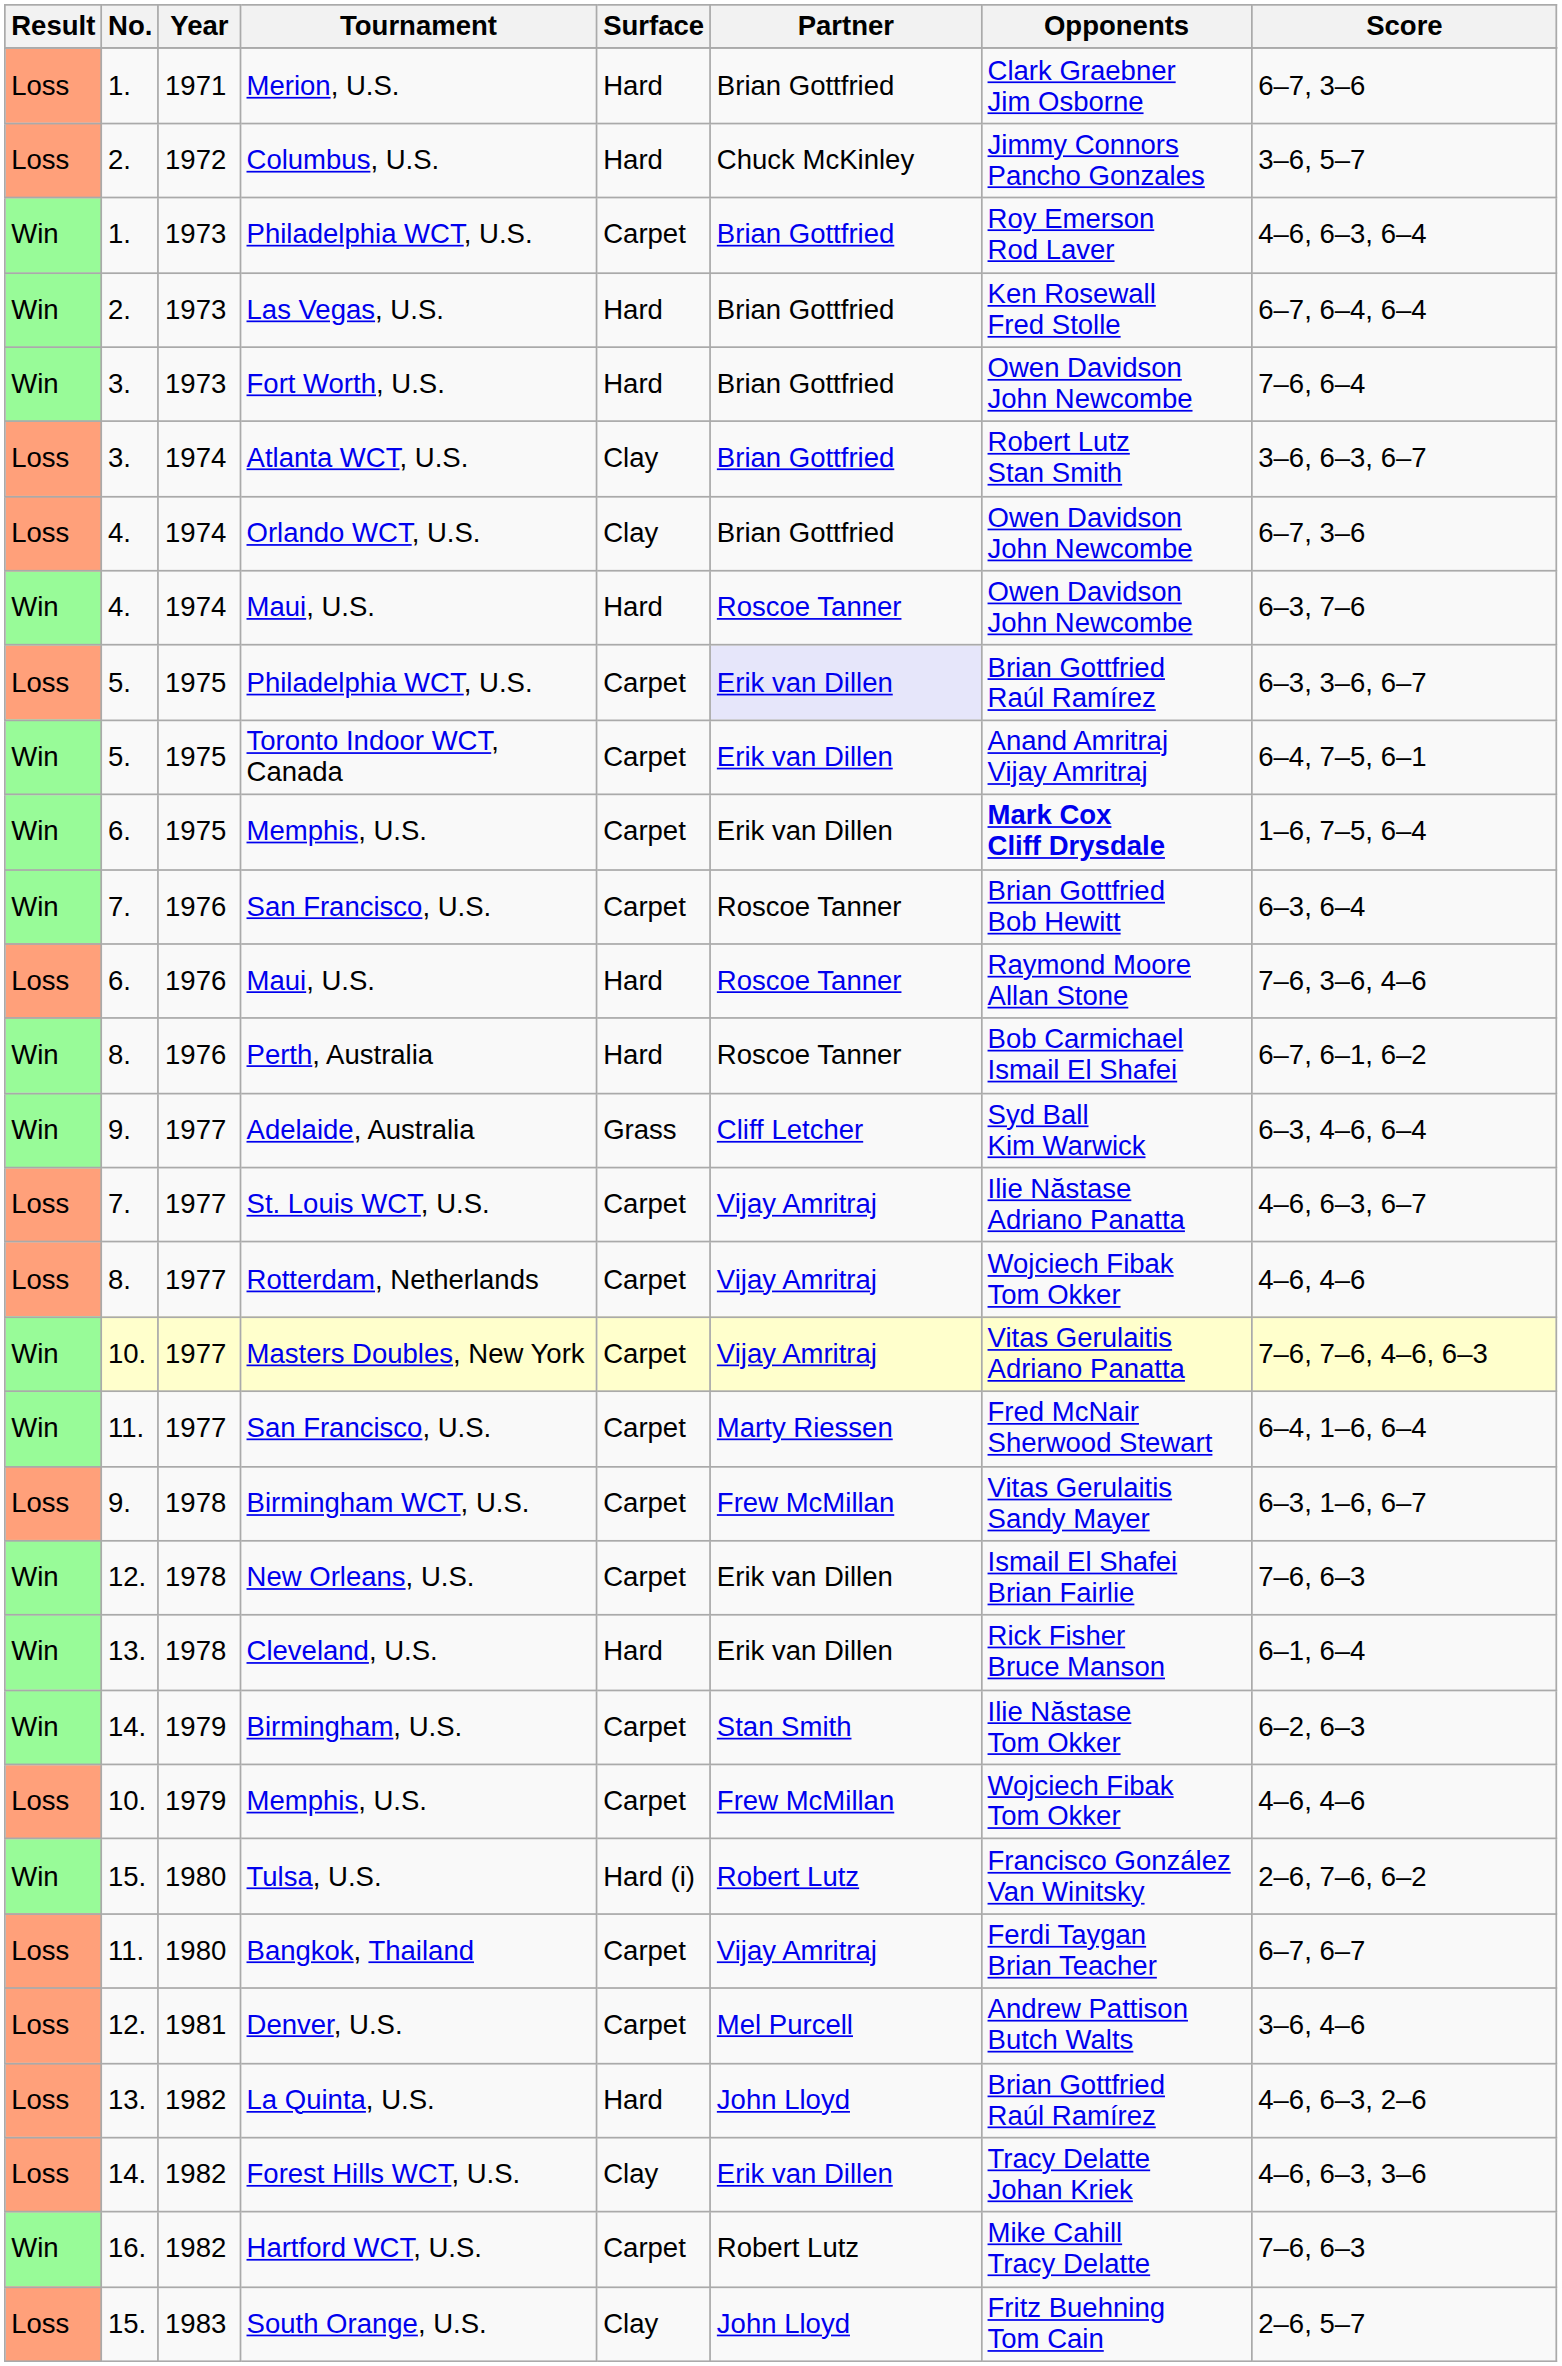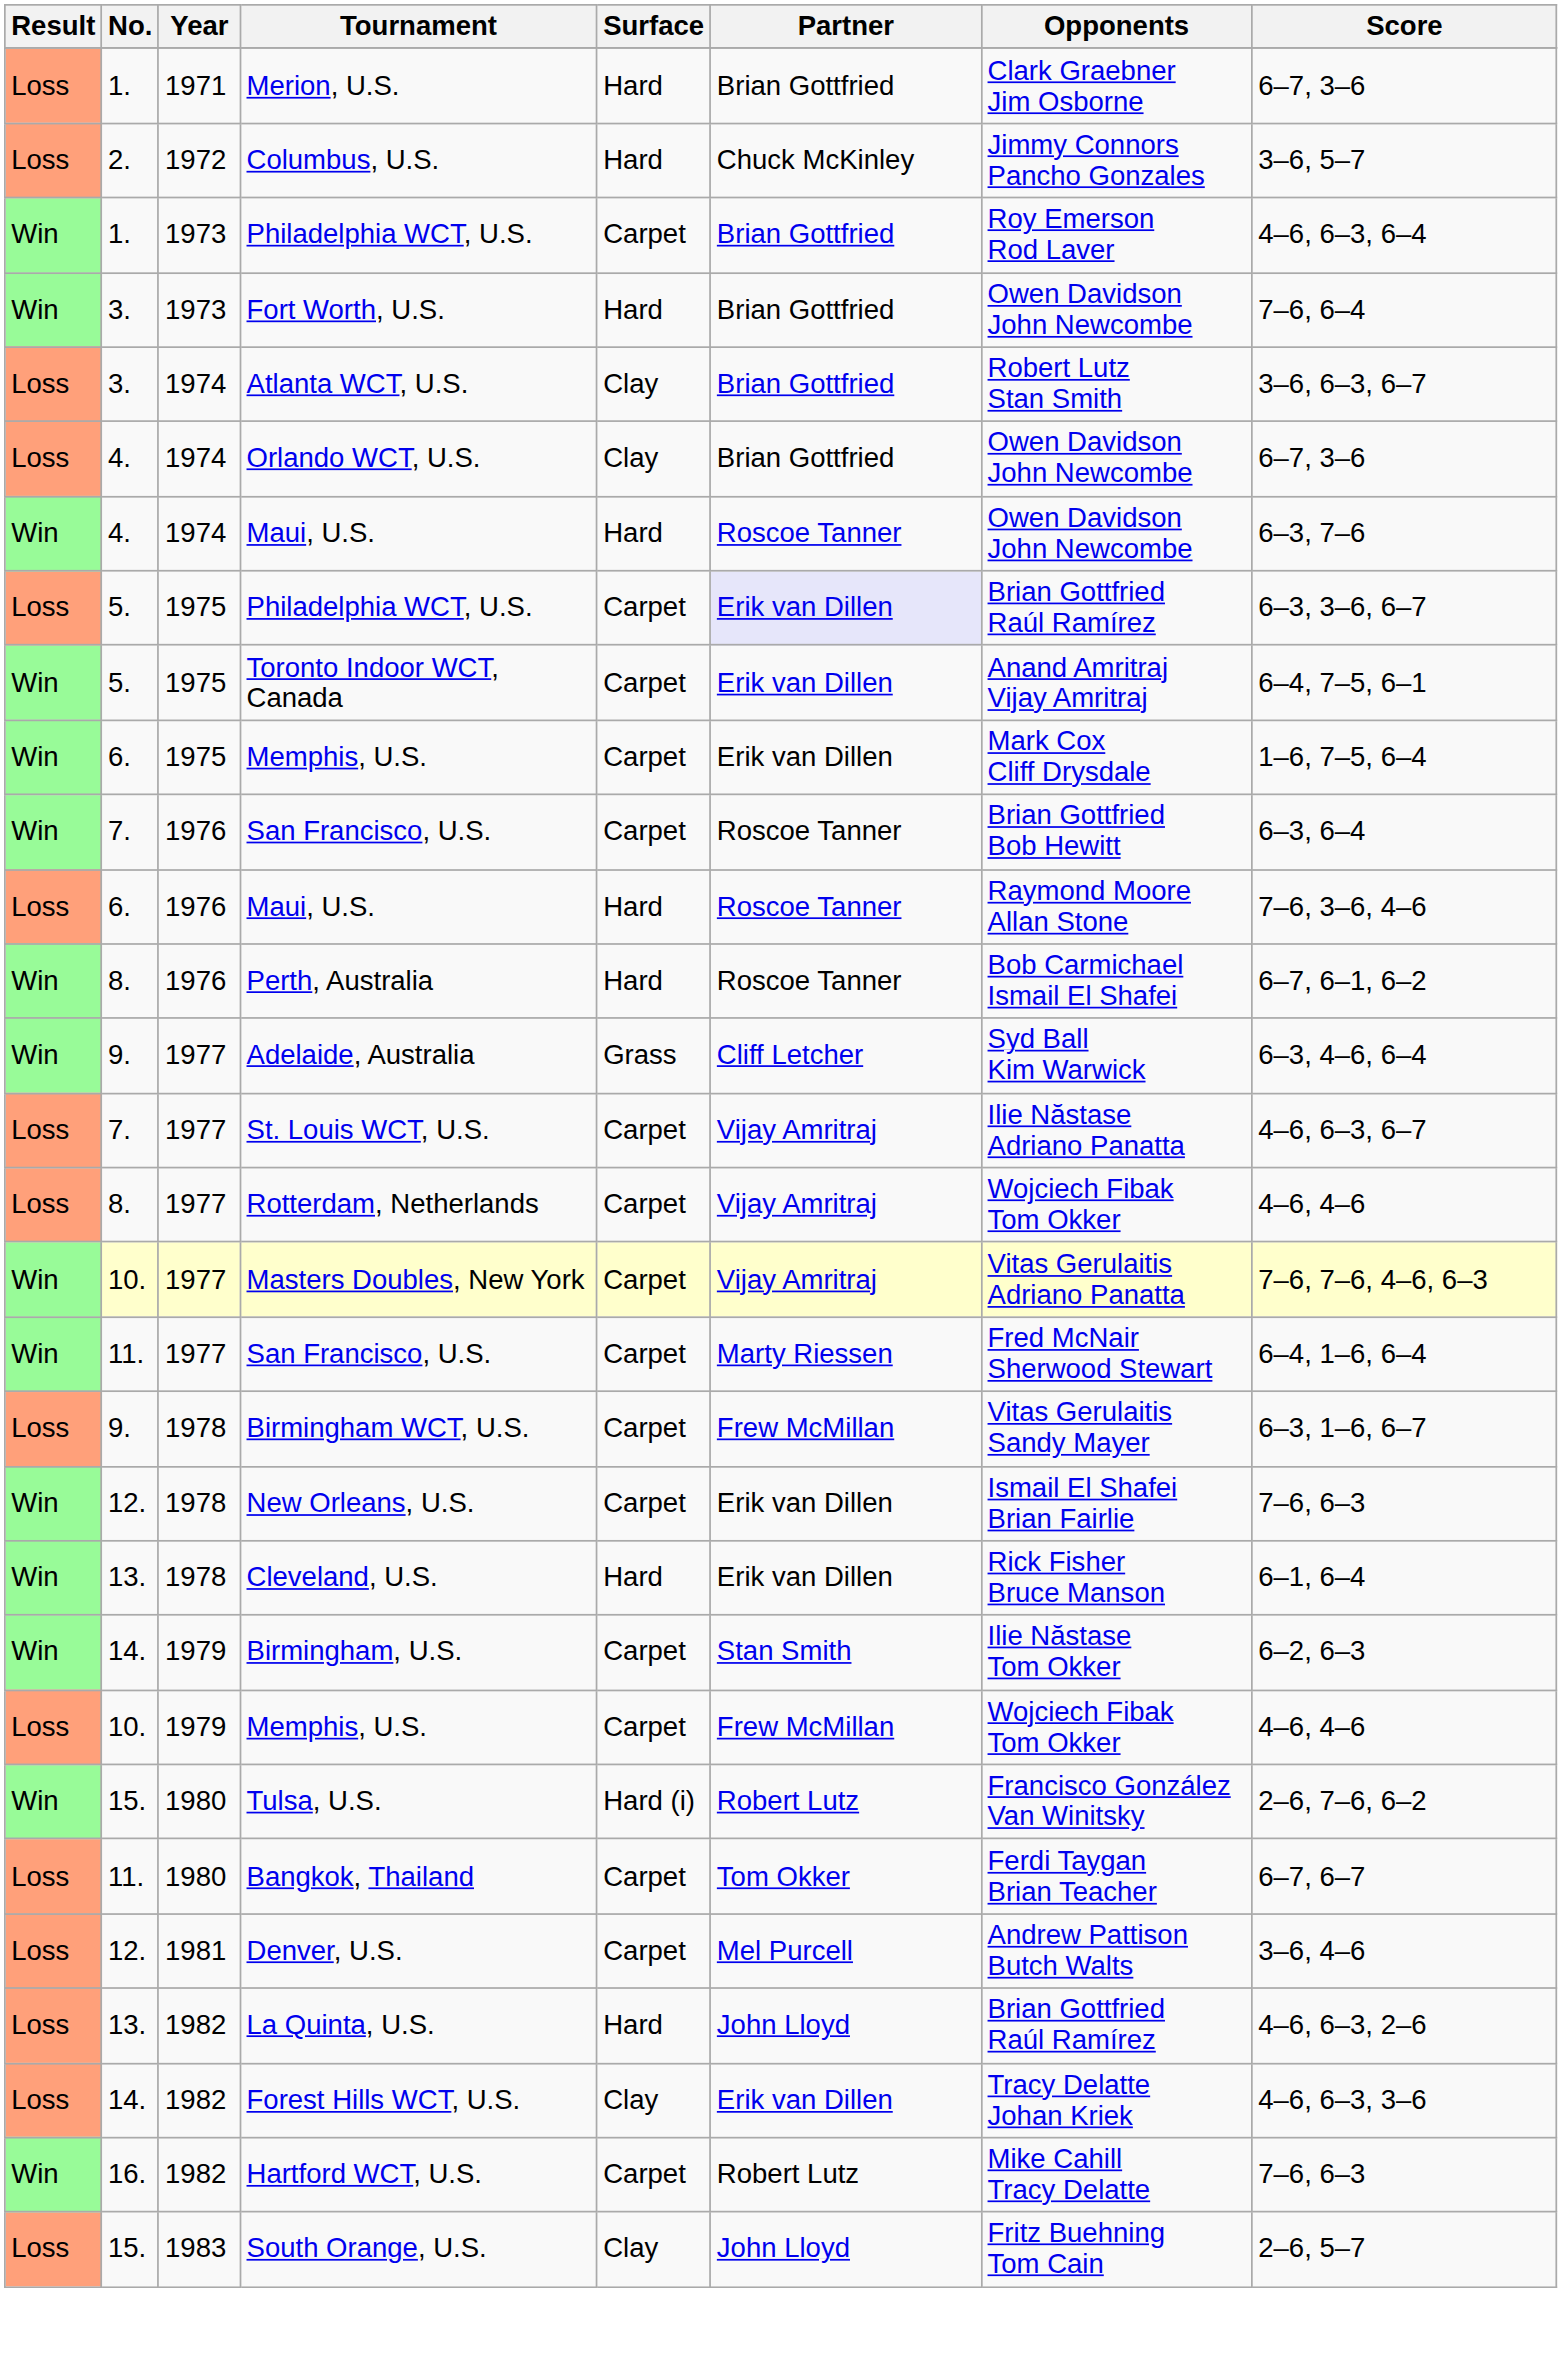- row: (119, 309)
(1076, 831) bold -> (1069, 756) normal
(797, 1950) Vijay Amritraj -> (783, 1875) Tom Okker
